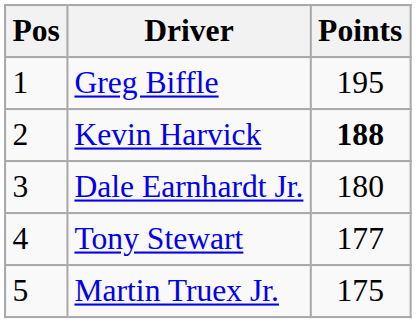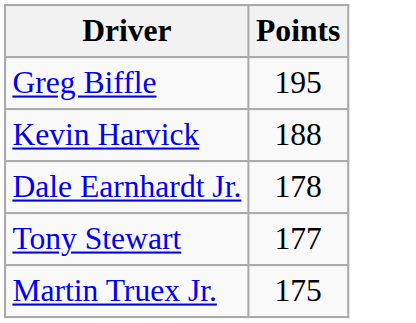- column: (36, 30)
(360, 135) bold -> (298, 135) normal
(360, 187) 180 -> (298, 187) 178
